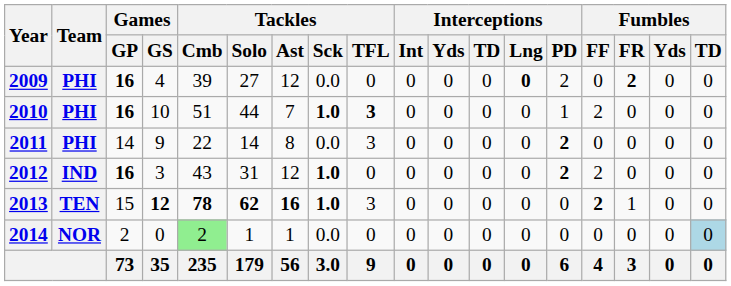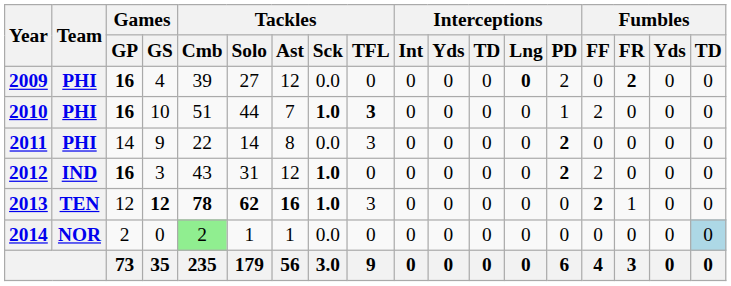(125, 204) 15 -> (125, 204) 12
